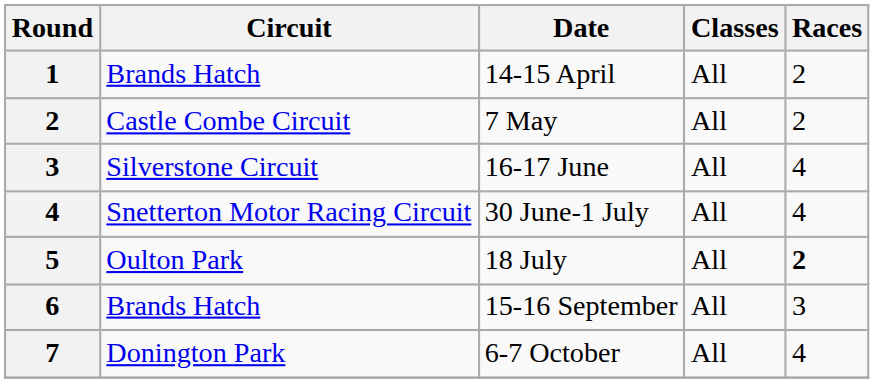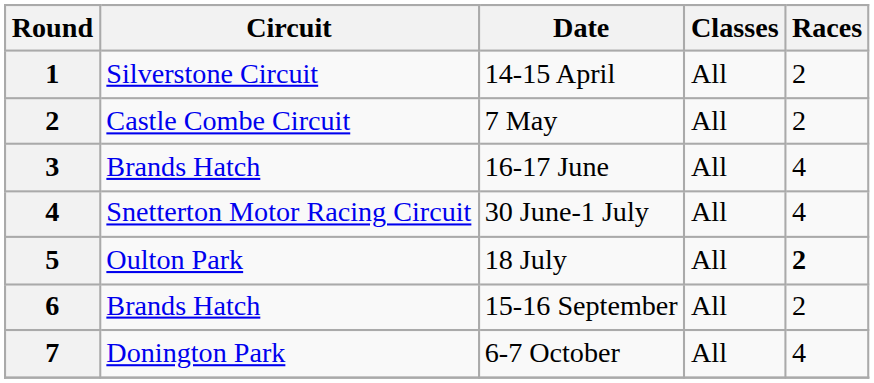(183, 73) Brands Hatch -> (212, 73) Silverstone Circuit
(212, 166) Silverstone Circuit -> (183, 166) Brands Hatch
(799, 305) 3 -> (799, 305) 2
